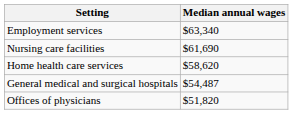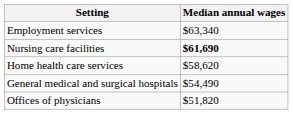(201, 48) normal -> (201, 48) bold
(201, 83) $54,487 -> (201, 83) $54,490
